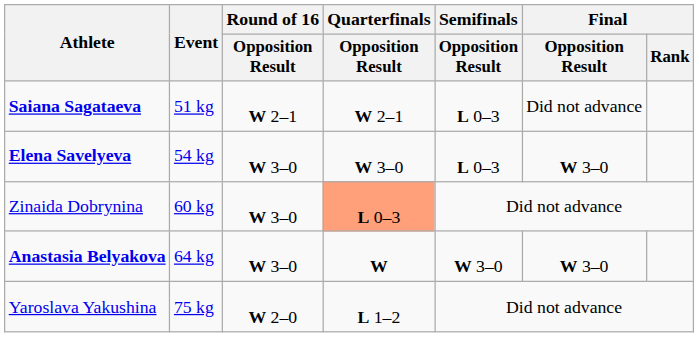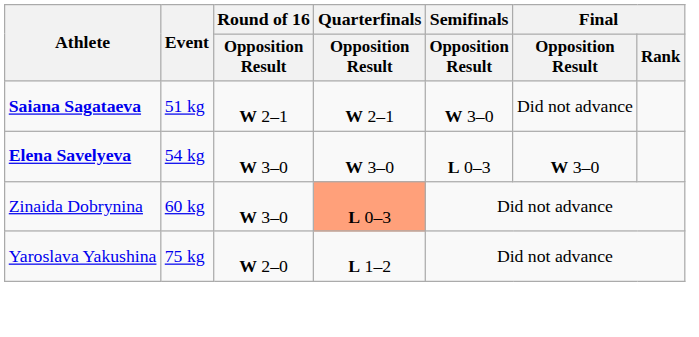(478, 116) L 0–3 -> (469, 116) W 3–0
- row: (87, 256)
